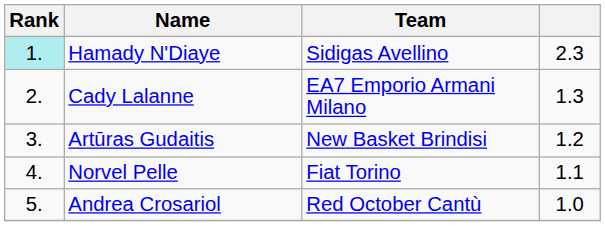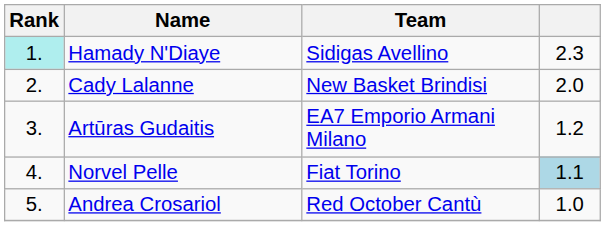(401, 96) EA7 Emporio Armani Milano -> (397, 85) New Basket Brindisi
(570, 96) 1.3 -> (570, 85) 2.0
(397, 140) New Basket Brindisi -> (401, 128) EA7 Emporio Armani Milano
(570, 172) no background -> (570, 172) lightblue background
